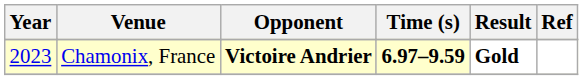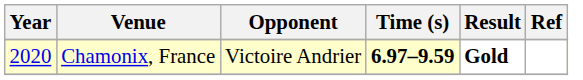(30, 56) 2023 -> (30, 56) 2020
(298, 56) bold -> (293, 56) normal
